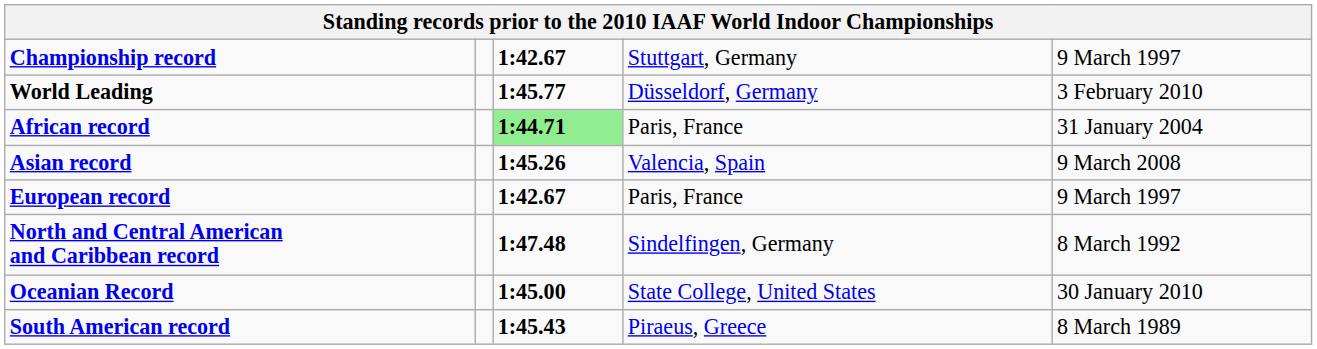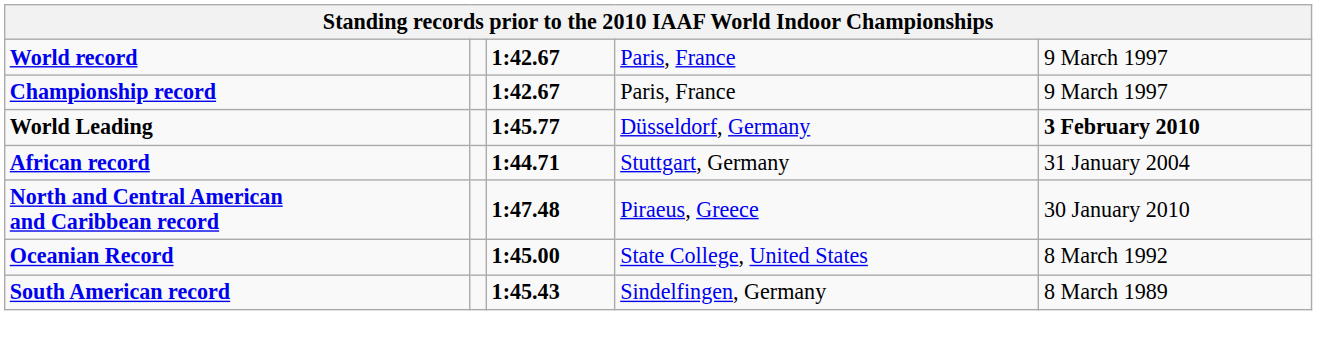+ row: (74, 57)
(712, 57) Stuttgart, Germany -> (678, 92) Paris, France
(1130, 92) normal -> (1122, 127) bold
(532, 127) lightgreen background -> (526, 162) no background
(685, 127) Paris, France -> (705, 162) Stuttgart, Germany
- row: (71, 162)
- row: (90, 197)
(731, 244) Sindelfingen, Germany -> (689, 209) Piraeus, Greece
(1119, 244) 8 March 1992 -> (1117, 209) 30 January 2010
(1130, 291) 30 January 2010 -> (1106, 256) 8 March 1992
(697, 326) Piraeus, Greece -> (723, 291) Sindelfingen, Germany
